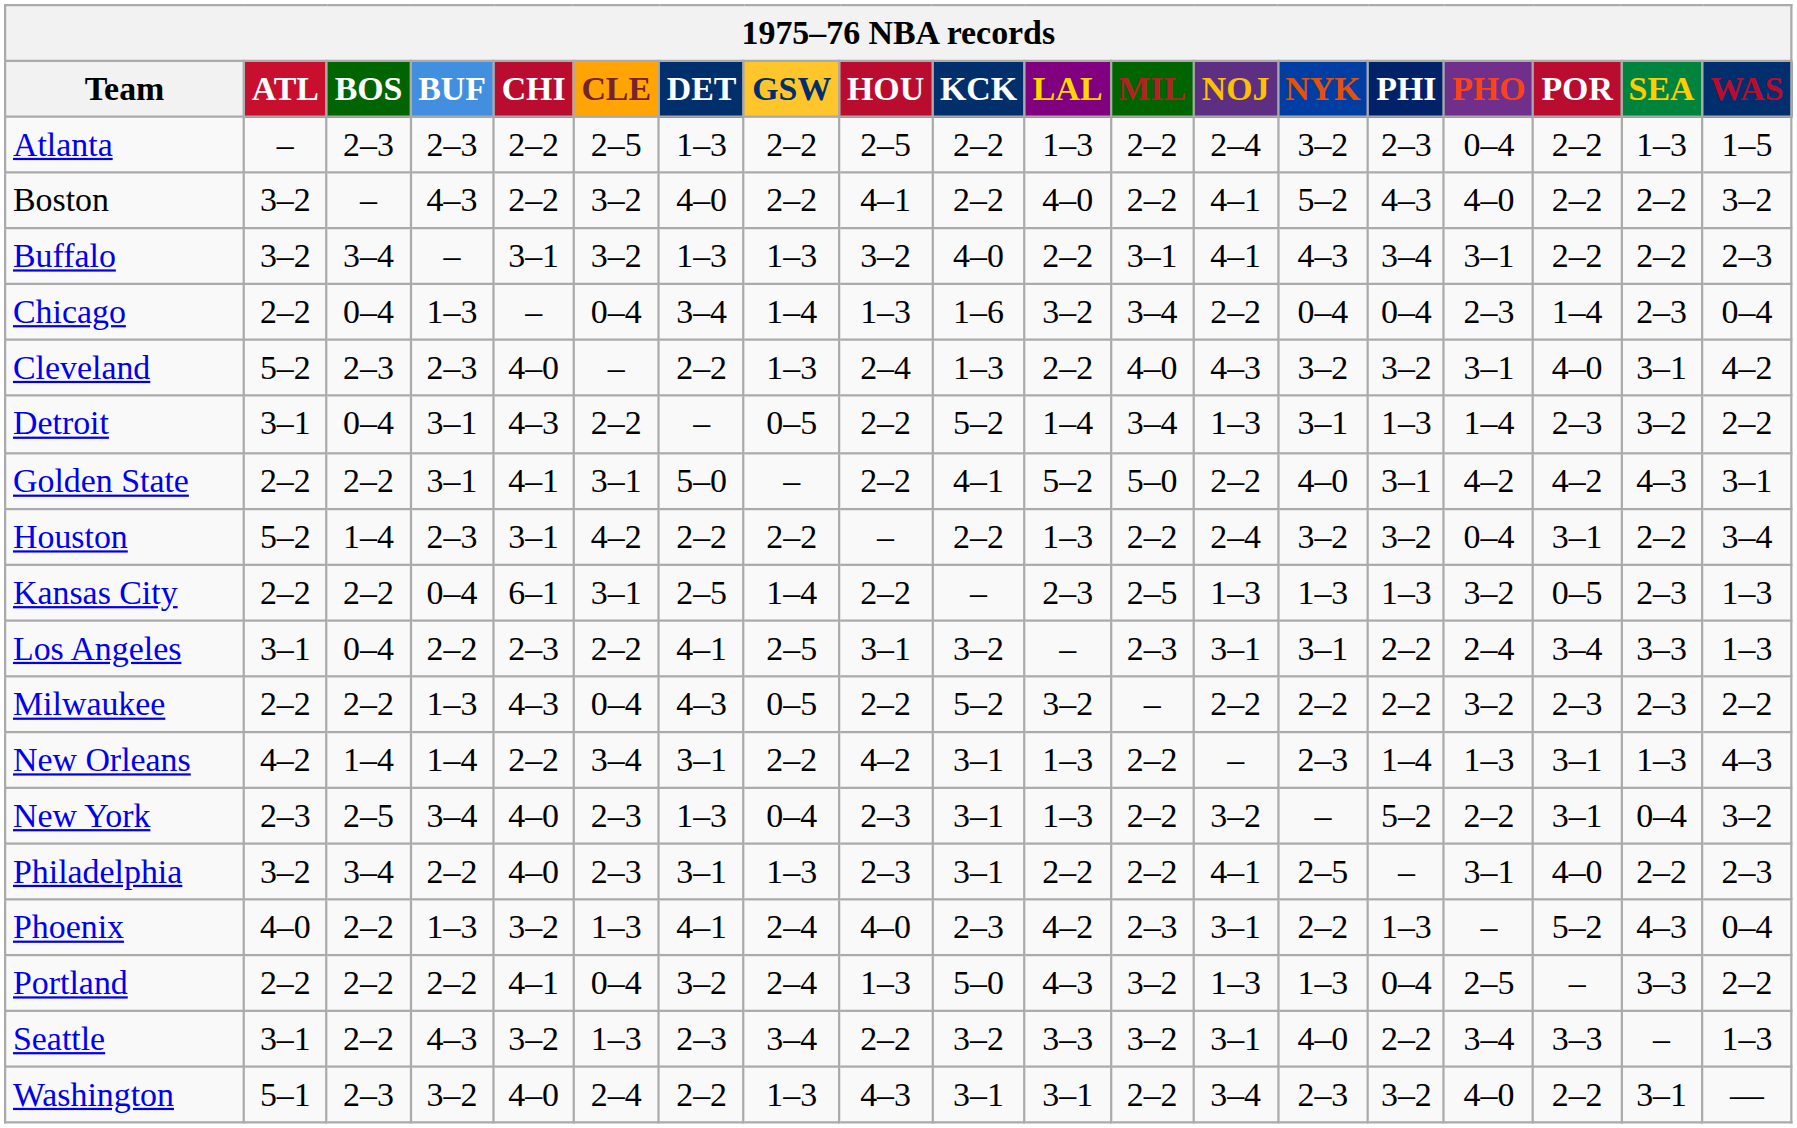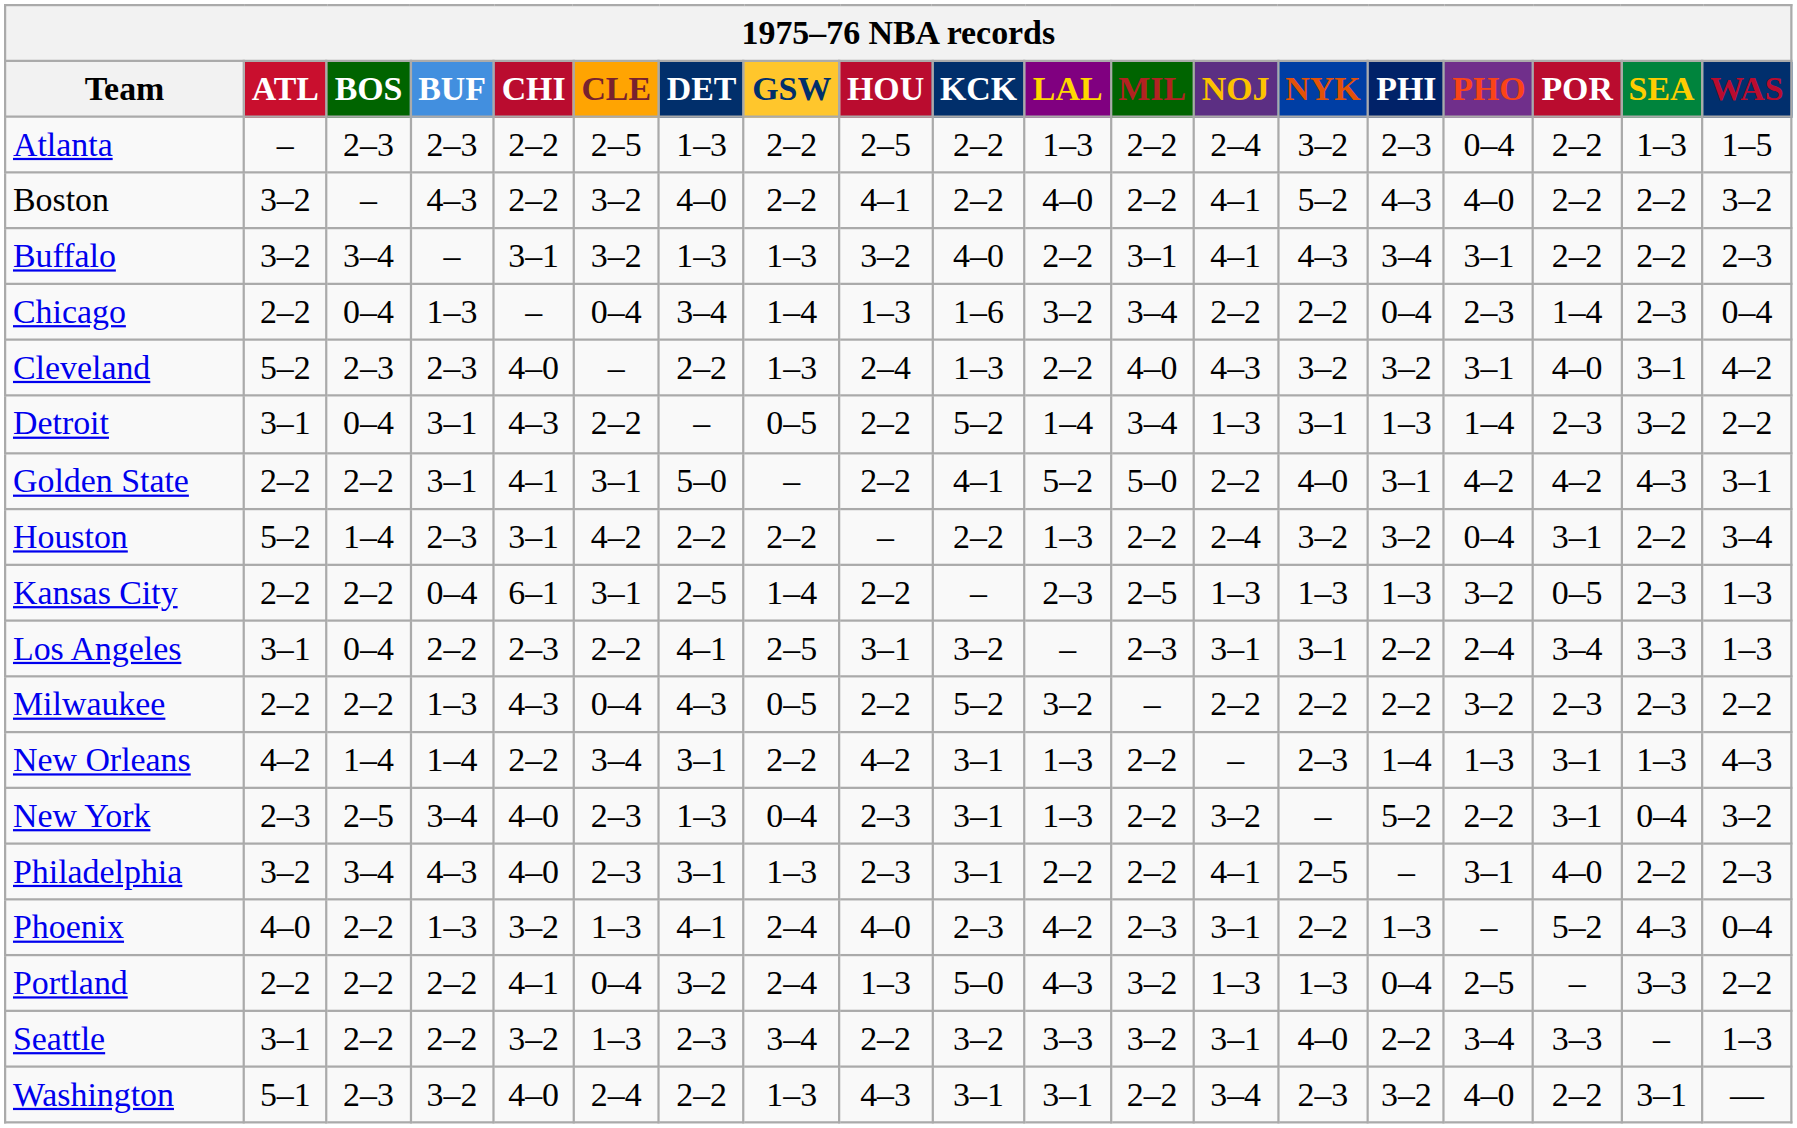(1323, 312) 0–4 -> (1323, 312) 2–2
(452, 870) 2–2 -> (452, 870) 4–3
(452, 1038) 4–3 -> (452, 1038) 2–2
